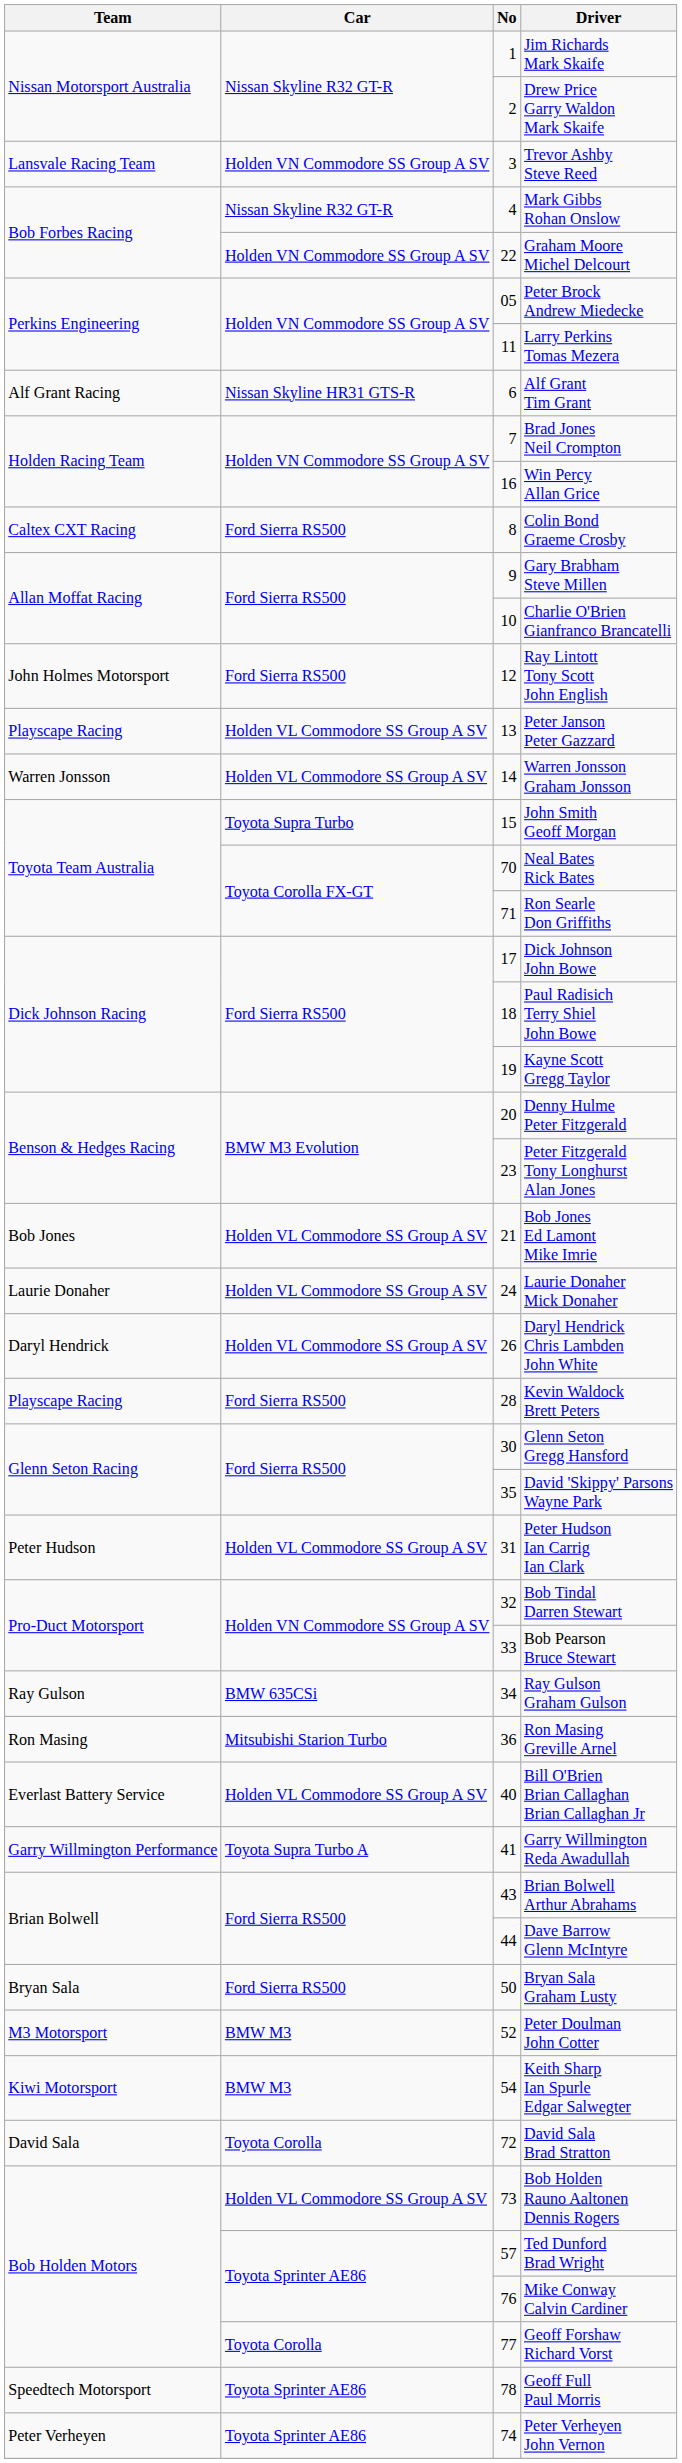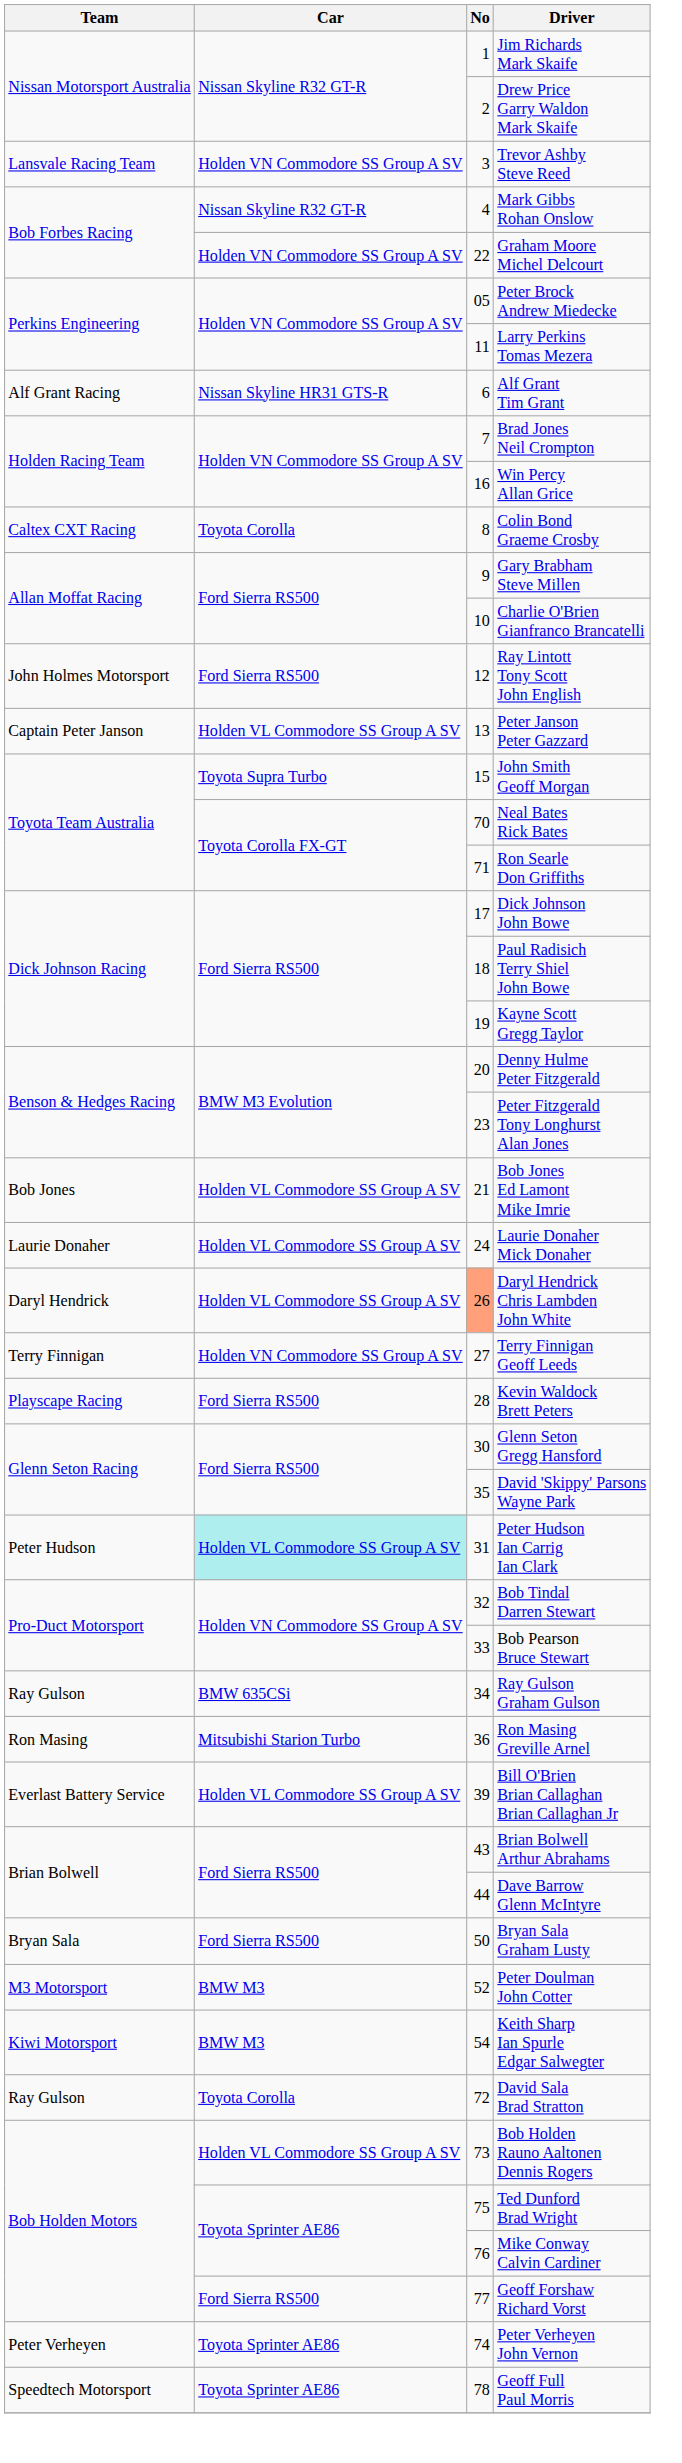(285, 529) Ford Sierra RS500 -> (247, 529) Toyota Corolla
(65, 731) Playscape Racing -> (76, 731) Captain Peter Janson
- row: (578, 776)
(509, 1345) no background -> (482, 1300) lightsalmon background
+ row: (545, 1355)
(356, 1547) no background -> (329, 1547) paleturquoise background
(509, 1794) 40 -> (482, 1794) 39
- row: (586, 1849)
(44, 2142) David Sala -> (47, 2097) Ray Gulson
(509, 2253) 57 -> (482, 2207) 75
(273, 2344) Toyota Corolla -> (259, 2298) Ford Sierra RS500
rows swapped: (573, 2435) <-> (562, 2390)
